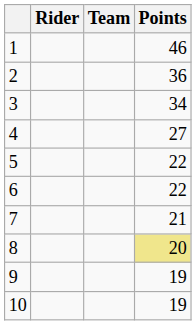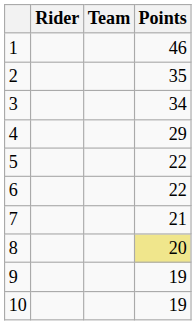(178, 76) 36 -> (178, 76) 35
(178, 133) 27 -> (178, 133) 29
